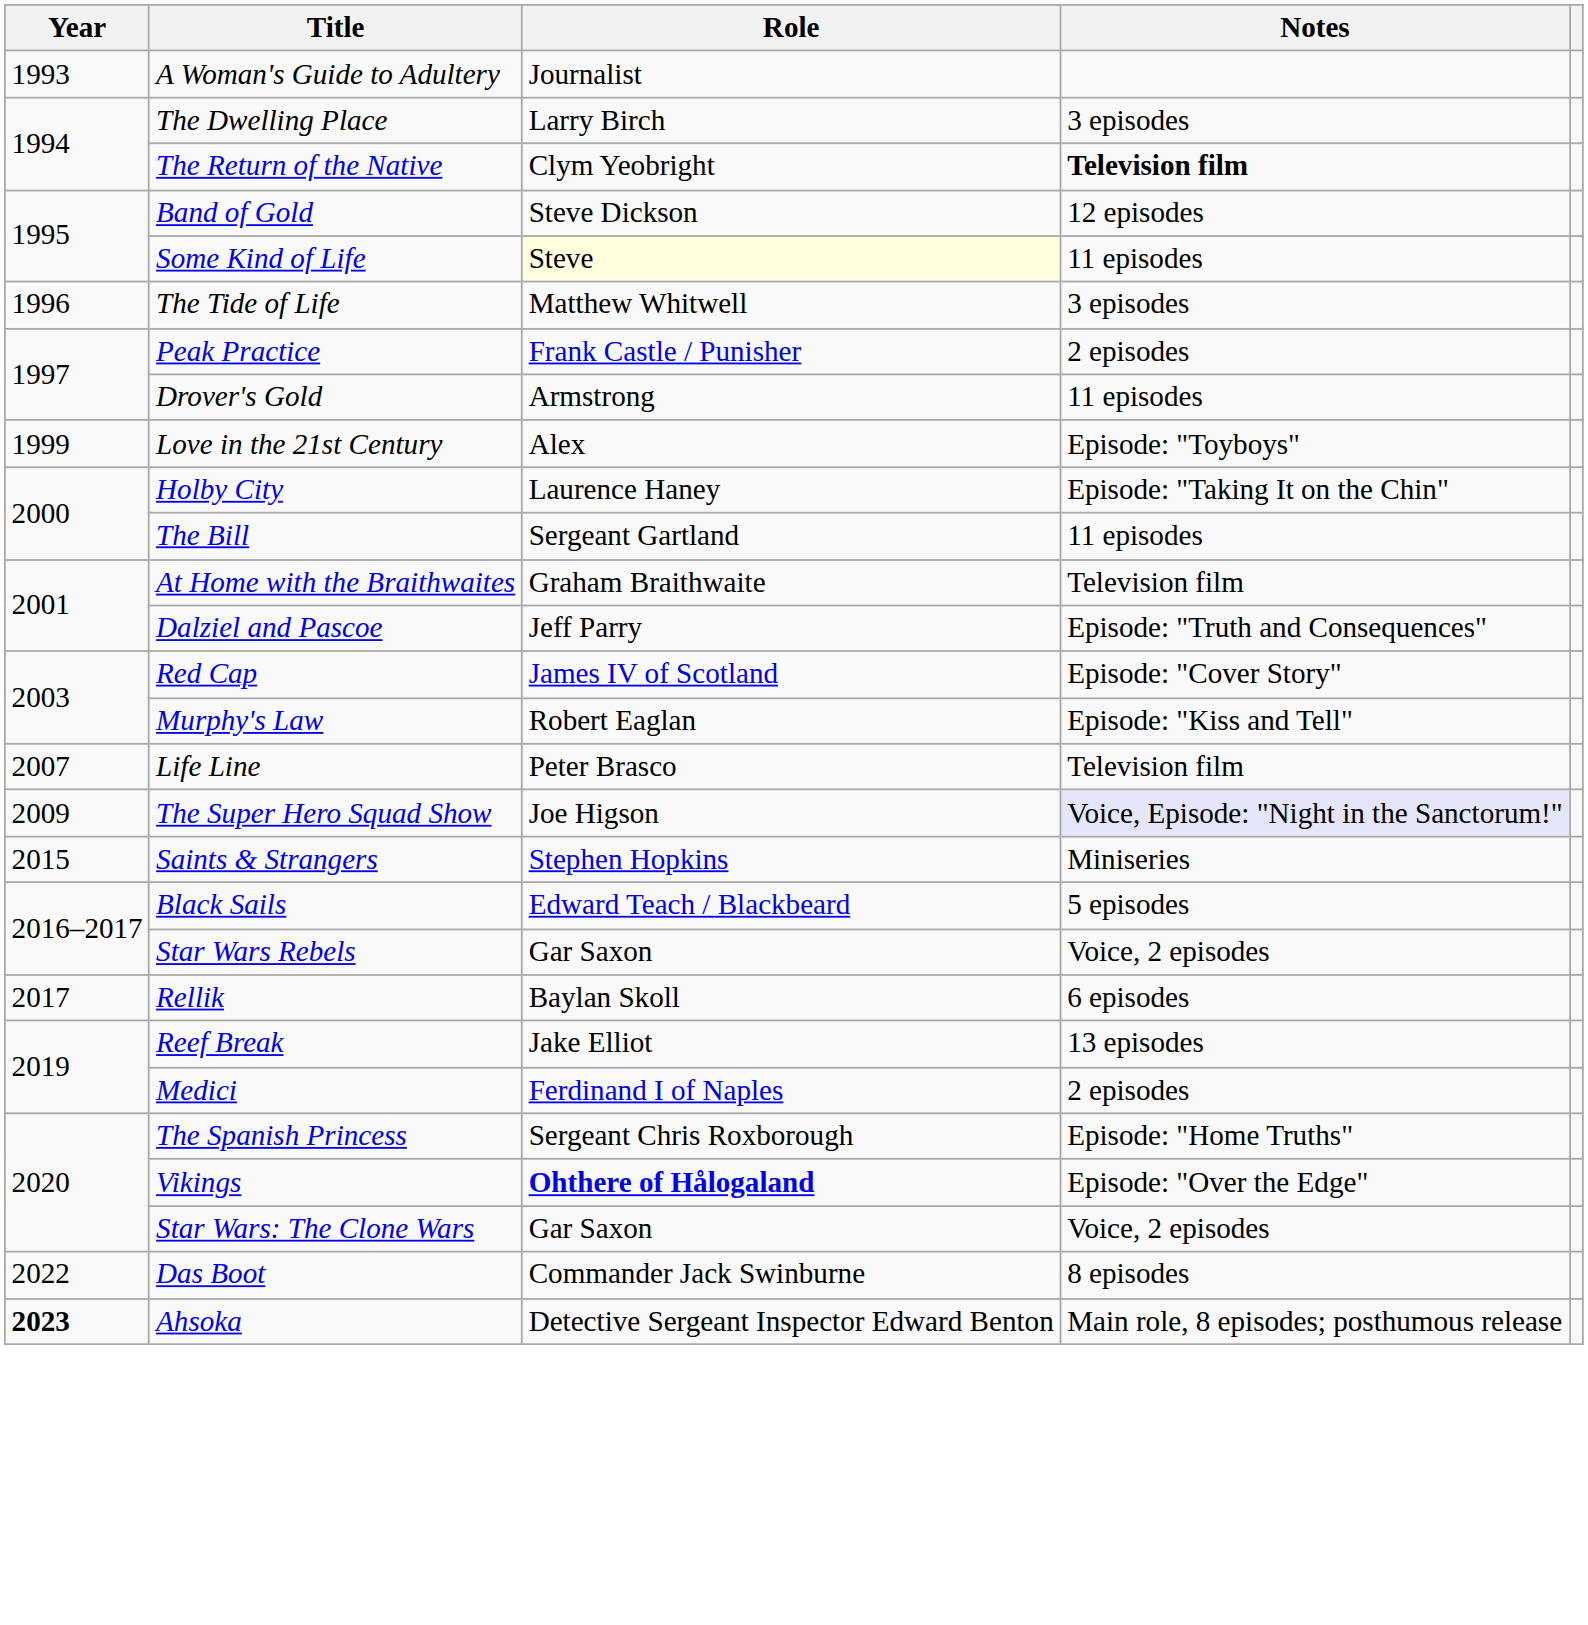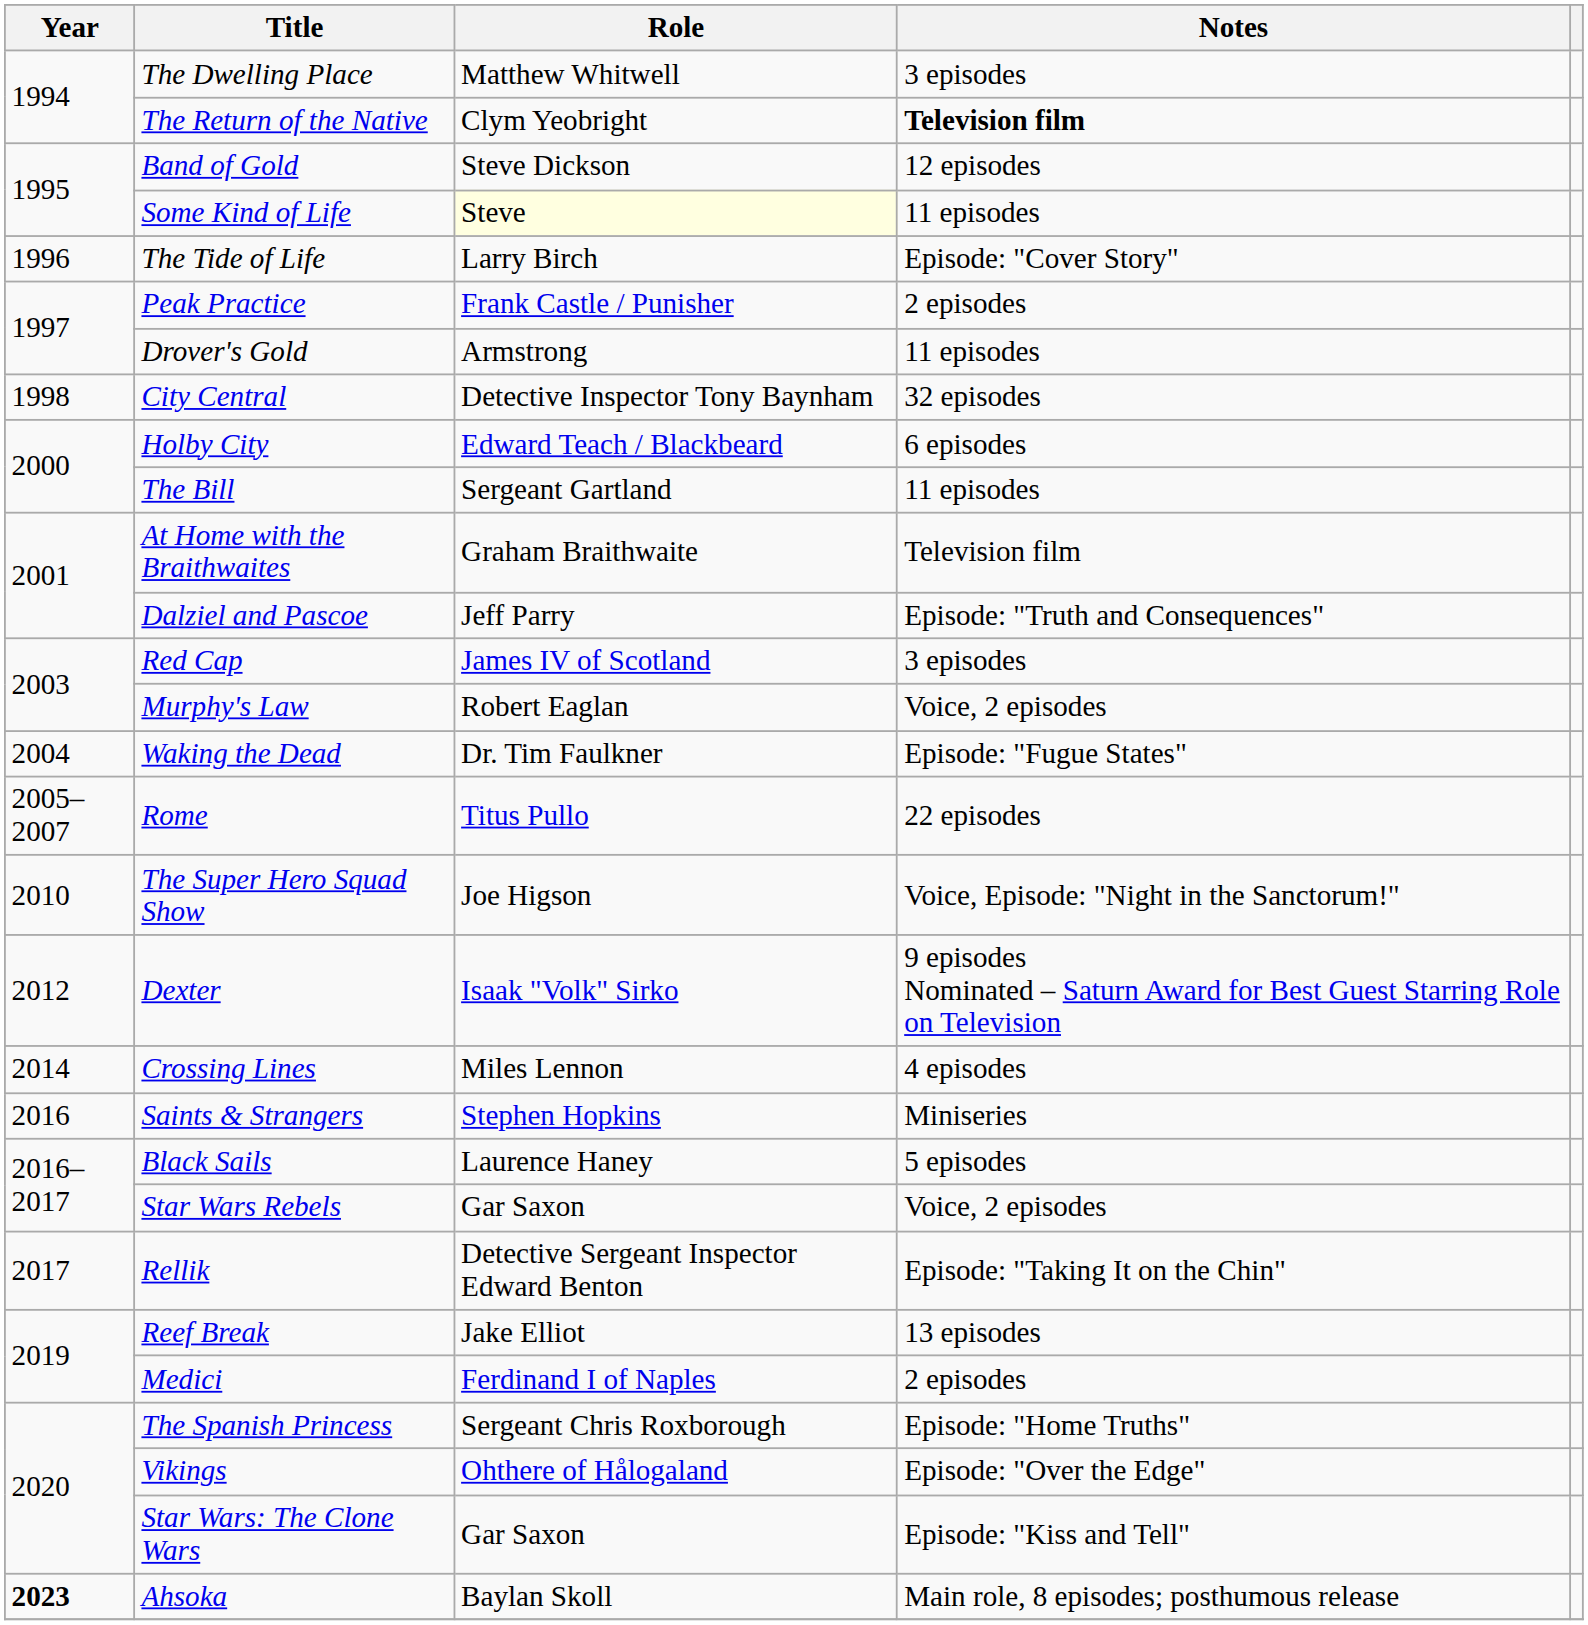- row: (328, 73)
(597, 119) Larry Birch -> (570, 73) Matthew Whitwell
(638, 304) Matthew Whitwell -> (529, 258) Larry Birch
(1128, 304) 3 episodes -> (1041, 258) Episode: "Cover Story"
+ row: (214, 397)
- row: (299, 443)
(624, 489) Laurence Haney -> (622, 443) Edward Teach / Blackbeard
(1258, 489) Episode: "Taking It on the Chin" -> (965, 443) 6 episodes
(1204, 674) Episode: "Cover Story" -> (965, 660) 3 episodes
(1210, 720) Episode: "Kiss and Tell" -> (1005, 706) Voice, 2 episodes
+ row: (241, 753)
+ row: (175, 815)
- row: (208, 766)
(41, 812) 2009 -> (41, 894) 2010
(1315, 812) lavender background -> (1152, 894) no background
+ row: (181, 989)
+ row: (229, 1068)
(41, 858) 2015 -> (41, 1115) 2016
(689, 905) Edward Teach / Blackbeard -> (557, 1161) Laurence Haney
(604, 997) Baylan Skoll -> (629, 1269) Detective Sergeant Inspector Edward Benton
(1128, 997) 6 episodes -> (1095, 1269) Episode: "Taking It on the Chin"
(672, 1182) bold -> (595, 1471) normal
(1168, 1228) Voice, 2 episodes -> (1047, 1533) Episode: "Kiss and Tell"
- row: (211, 1274)
(791, 1320) Detective Sergeant Inspector Edward Benton -> (537, 1596) Baylan Skoll
